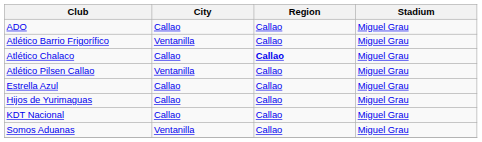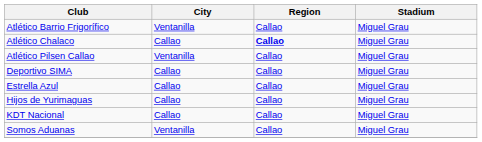- row: (17, 27)
+ row: (39, 71)
